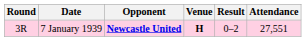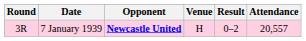(199, 28) bold -> (199, 28) normal
(274, 28) 27,551 -> (274, 28) 20,557
